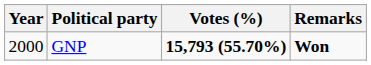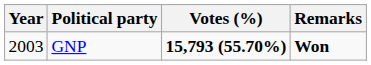(26, 45) 2000 -> (26, 45) 2003
